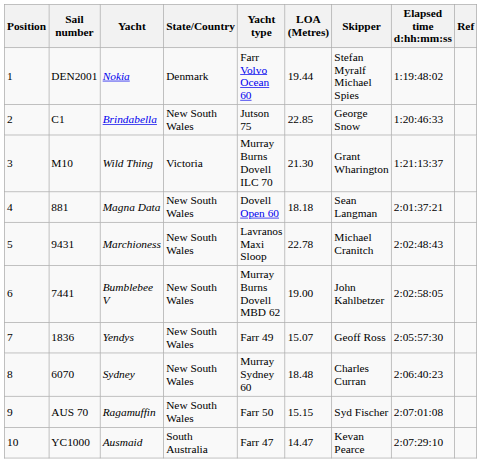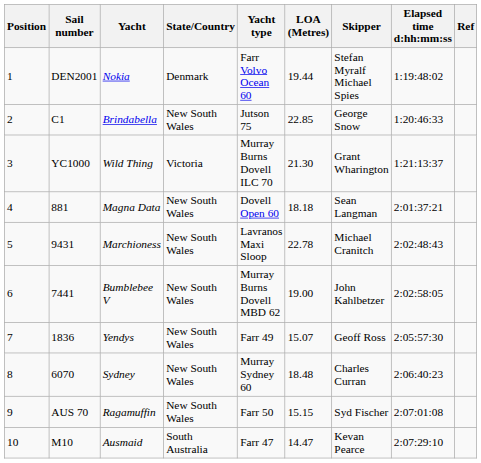(62, 163) M10 -> (71, 163) YC1000
(71, 442) YC1000 -> (62, 442) M10
